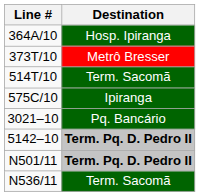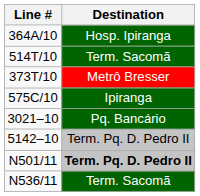rows swapped: (33, 56) <-> (33, 77)
(128, 139) bold -> (128, 139) normal
